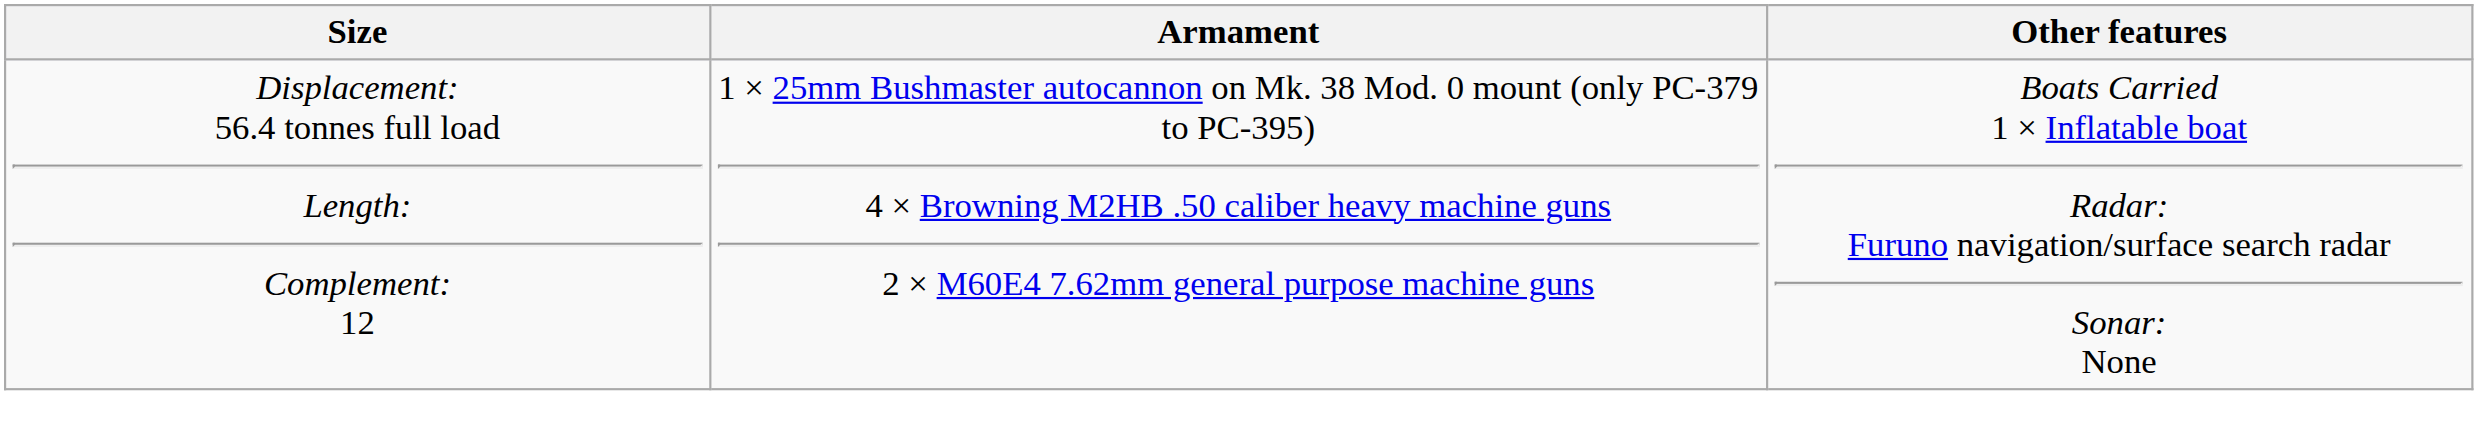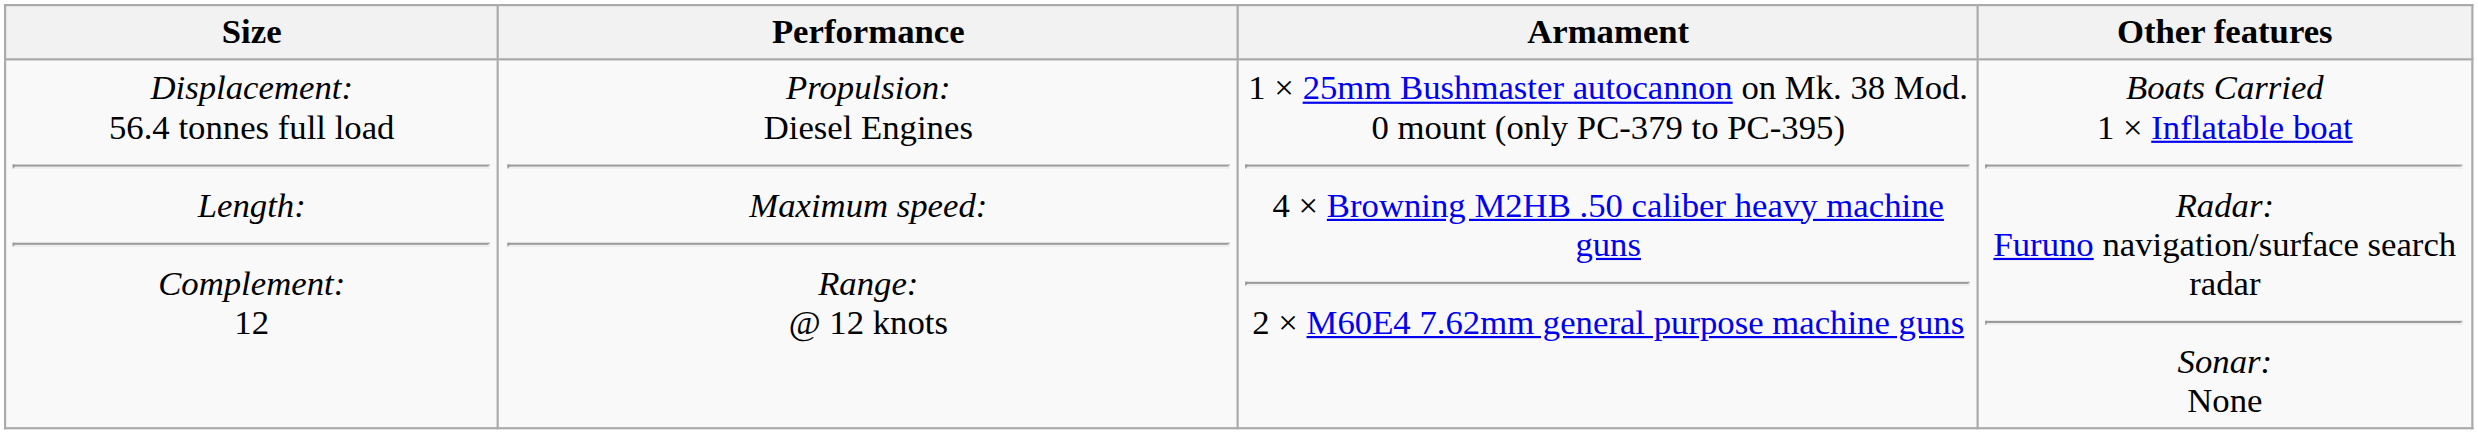+ column: (868, 32)
